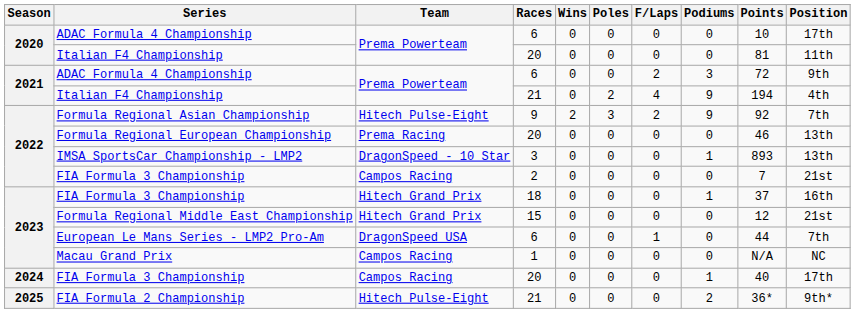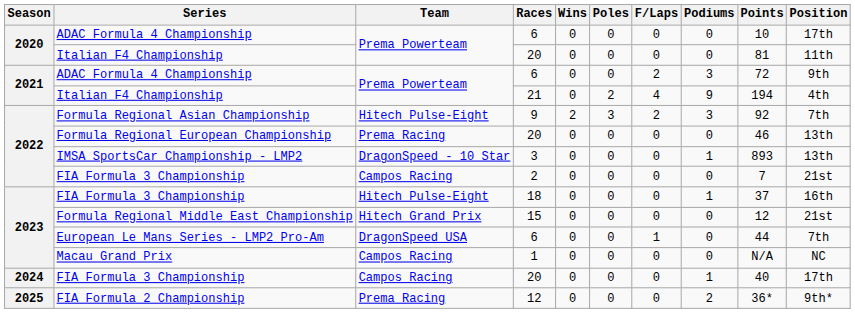(709, 116) 9 -> (709, 116) 3
(420, 197) Hitech Grand Prix -> (424, 197) Hitech Pulse-Eight
(424, 298) Hitech Pulse-Eight -> (402, 298) Prema Racing
(534, 298) 21 -> (534, 298) 12
